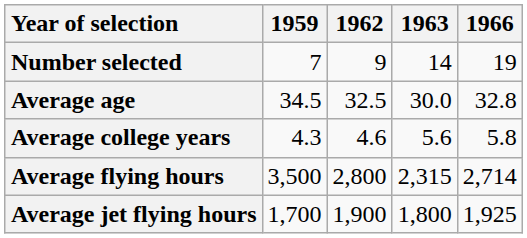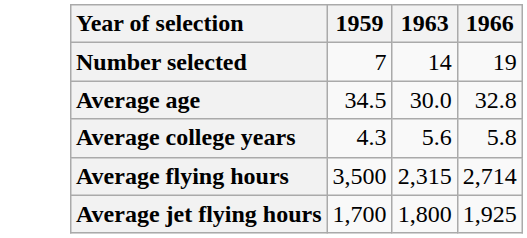- column: (360, 23)
